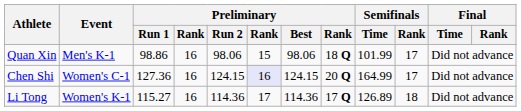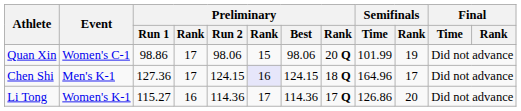(89, 55) Men's K-1 -> (96, 55) Women's C-1
(191, 55) 16 -> (191, 55) 17
(338, 55) 18 Q -> (338, 55) 20 Q
(412, 55) 17 -> (412, 55) 19
(96, 76) Women's C-1 -> (89, 76) Men's K-1
(191, 76) 16 -> (191, 76) 17
(338, 76) 20 Q -> (338, 76) 18 Q
(375, 76) 164.99 -> (375, 76) 164.96
(375, 96) 126.89 -> (375, 96) 126.86
(412, 96) 18 -> (412, 96) 20
